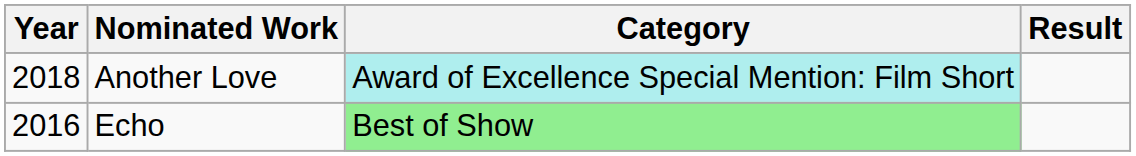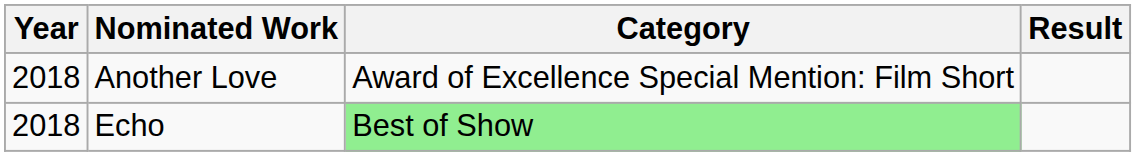(683, 77) paleturquoise background -> (683, 77) no background
(46, 126) 2016 -> (46, 126) 2018
